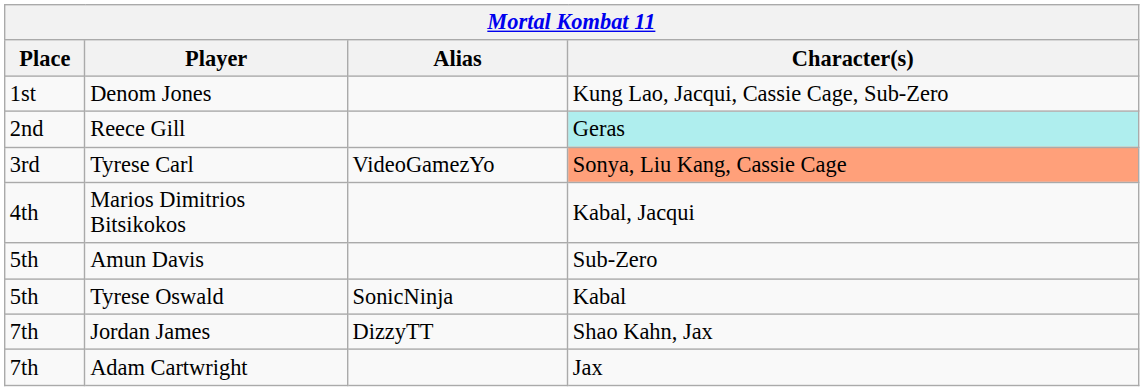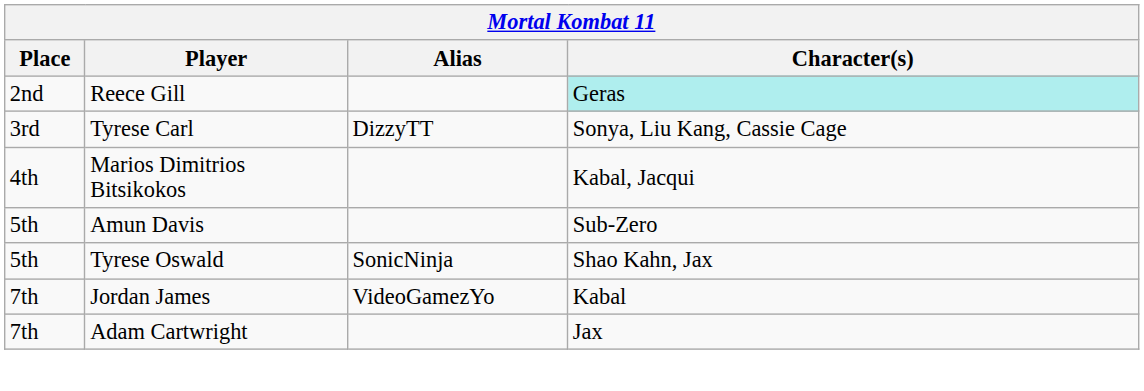- row: (151, 93)
(423, 164) VideoGamezYo -> (393, 128) DizzyTT
(710, 164) lightsalmon background -> (710, 128) no background
(600, 296) Kabal -> (643, 260) Shao Kahn, Jax
(393, 331) DizzyTT -> (423, 296) VideoGamezYo
(643, 331) Shao Kahn, Jax -> (600, 296) Kabal
